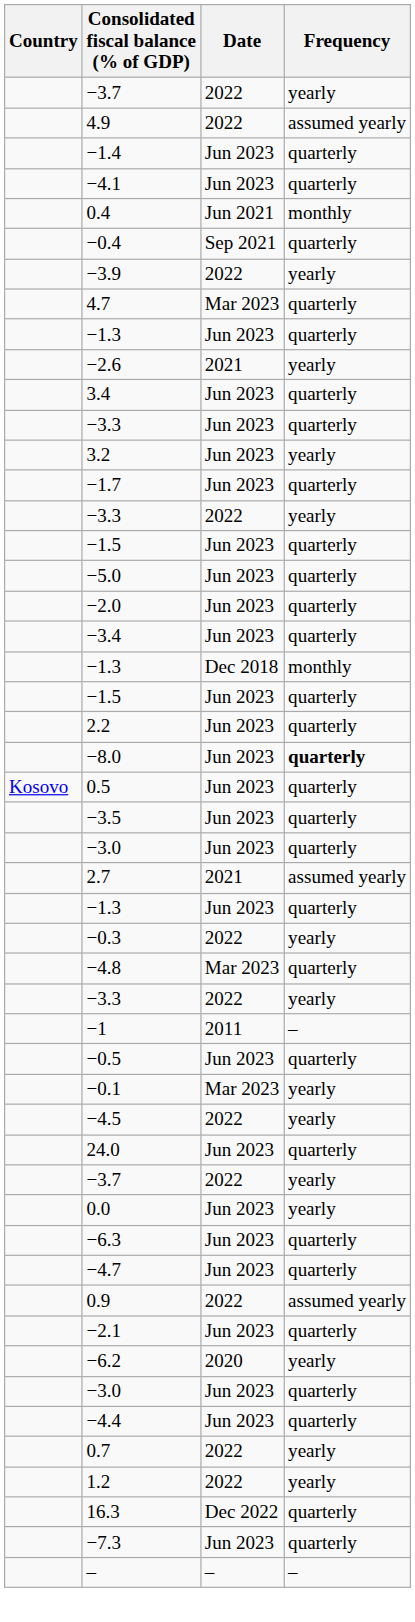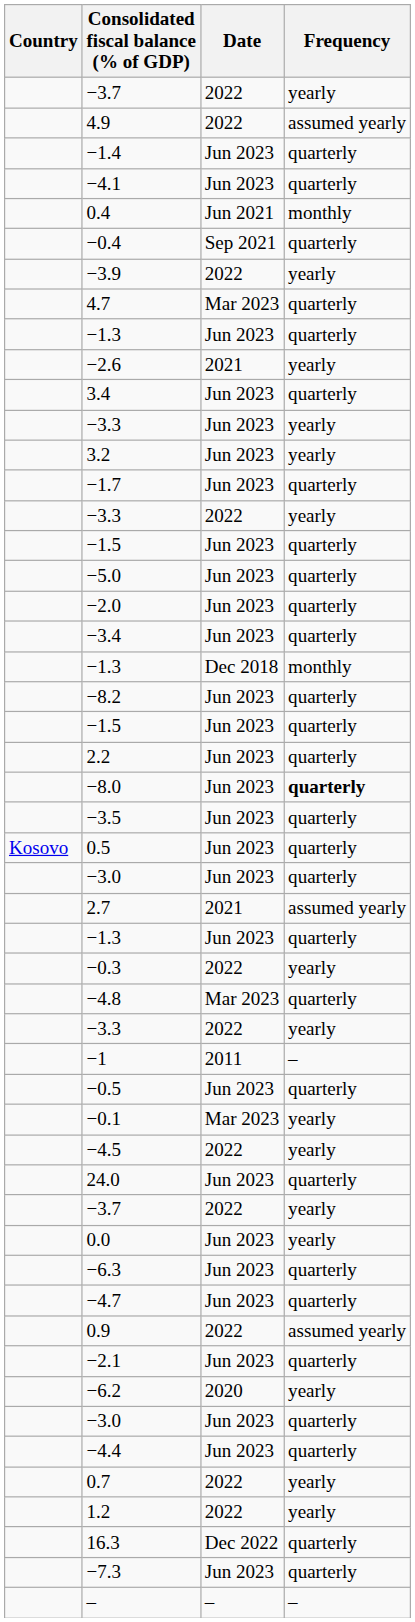(322, 424) quarterly -> (312, 424) yearly
+ row: (104, 696)
rows swapped: (104, 817) <-> (98, 787)
